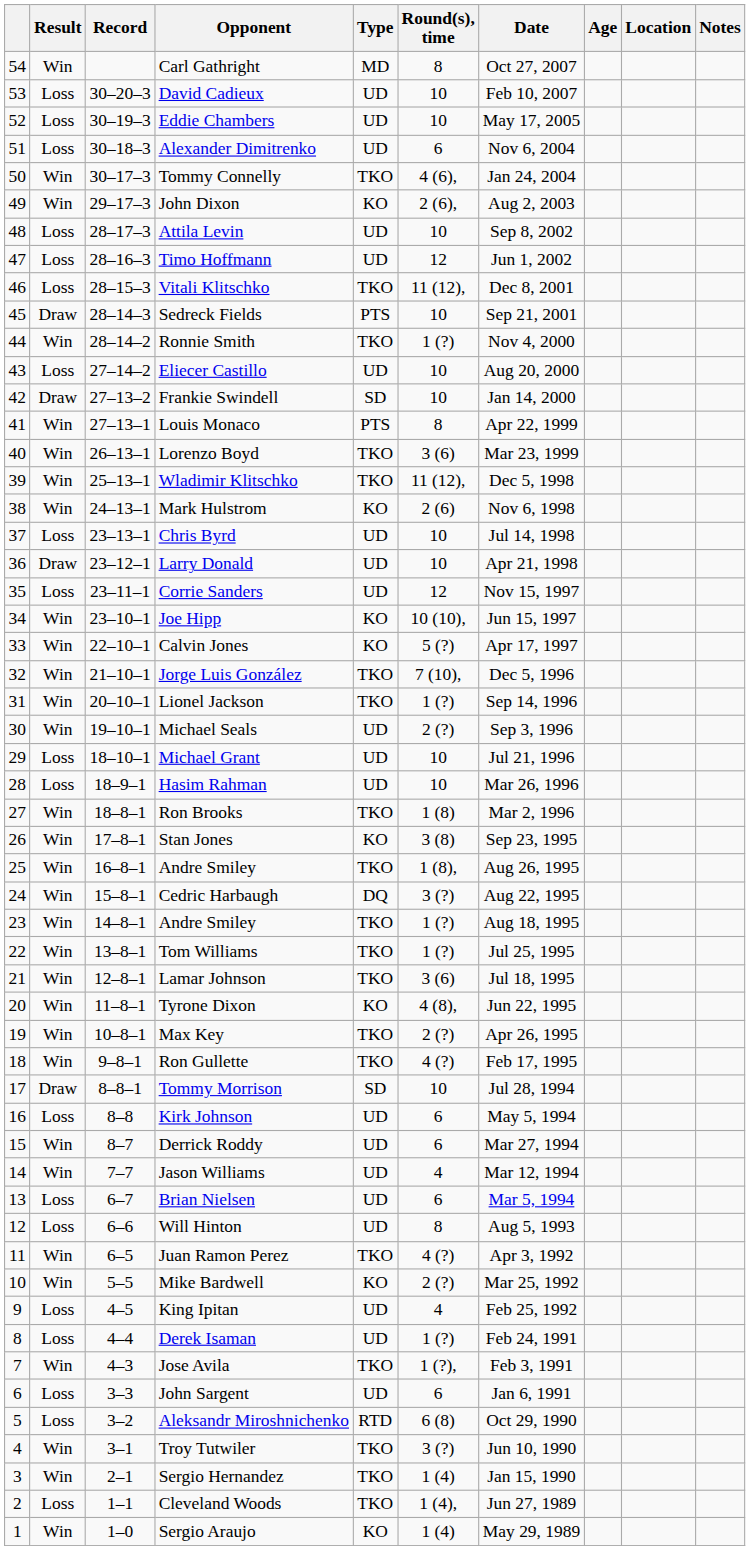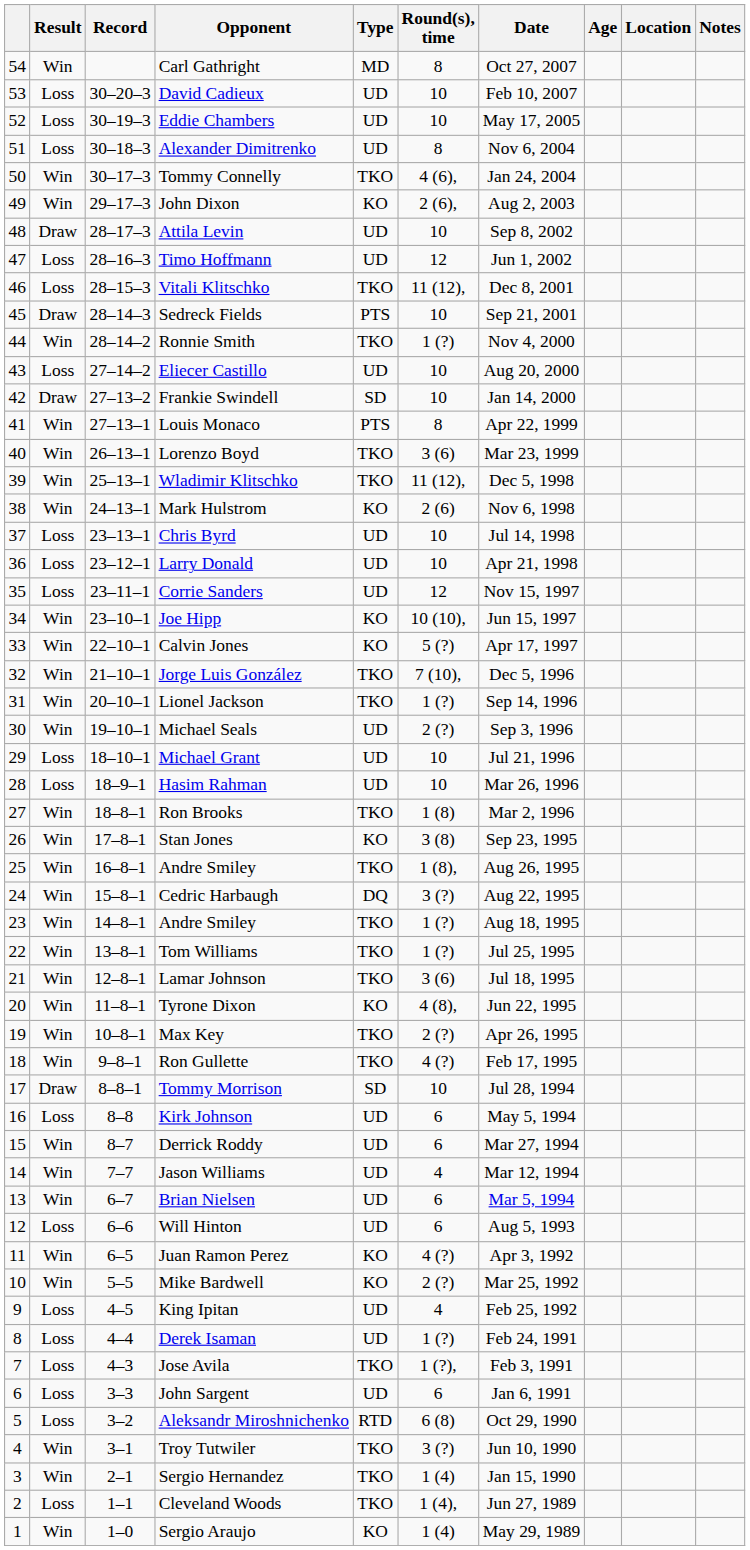(438, 148) 6 -> (438, 148) 8
(58, 231) Loss -> (58, 231) Draw
(58, 563) Draw -> (58, 563) Loss
(58, 1199) Loss -> (58, 1199) Win
(438, 1227) 8 -> (438, 1227) 6
(375, 1254) TKO -> (375, 1254) KO
(58, 1365) Win -> (58, 1365) Loss
